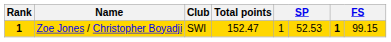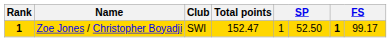(309, 28) 52.53 -> (309, 28) 52.50
(365, 28) 99.15 -> (365, 28) 99.17
